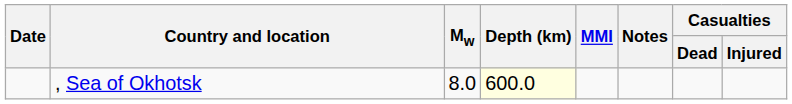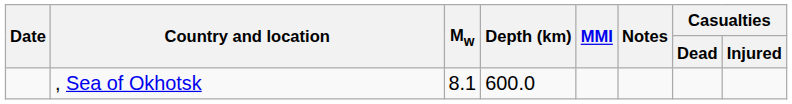(462, 83) 8.0 -> (462, 83) 8.1
(510, 83) lightyellow background -> (510, 83) no background
